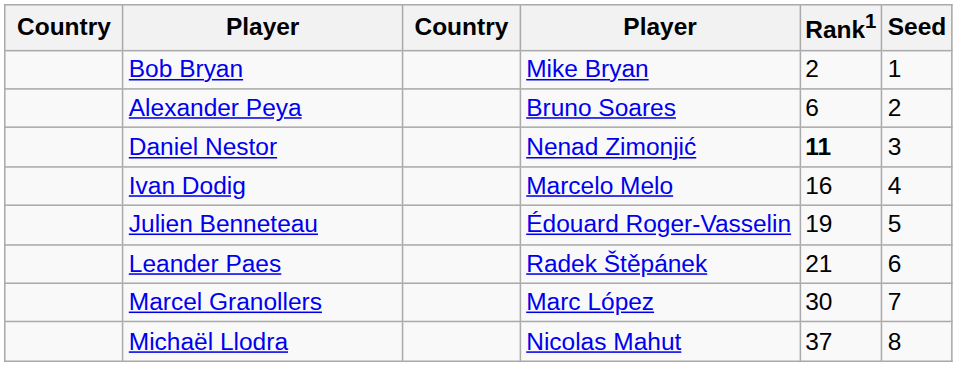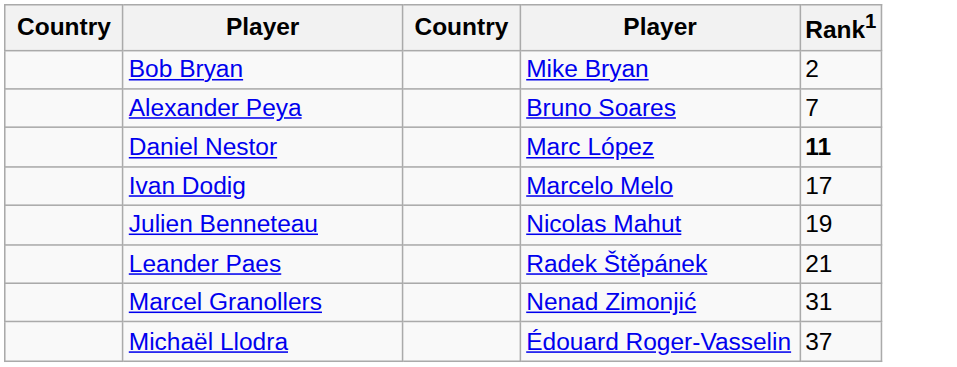- column: (917, 27)
(812, 108) 6 -> (812, 108) 7
(611, 147) Nenad Zimonjić -> (590, 147) Marc López
(819, 185) 16 -> (819, 185) 17
(659, 224) Édouard Roger-Vasselin -> (604, 224) Nicolas Mahut
(590, 302) Marc López -> (611, 302) Nenad Zimonjić
(819, 302) 30 -> (819, 302) 31
(604, 341) Nicolas Mahut -> (659, 341) Édouard Roger-Vasselin
